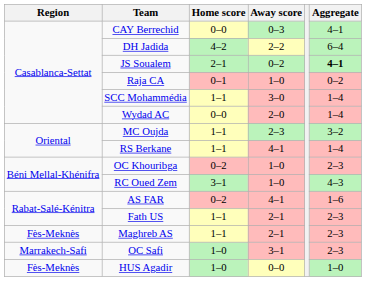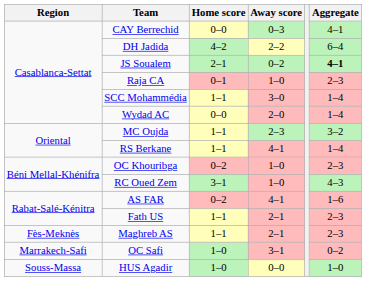(335, 81) 0–2 -> (335, 81) 2–3
(335, 251) 2–3 -> (335, 251) 0–2
(53, 268) Fès-Meknès -> (53, 268) Souss-Massa
